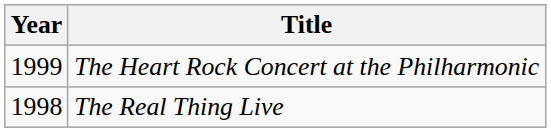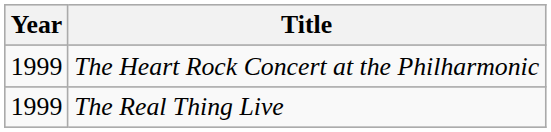(37, 106) 1998 -> (37, 106) 1999
